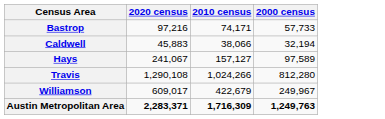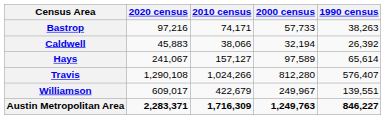+ column: (349, 12)
